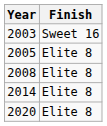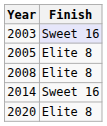(71, 34) no background -> (71, 34) lavender background
(67, 92) Elite 8 -> (71, 92) Sweet 16
